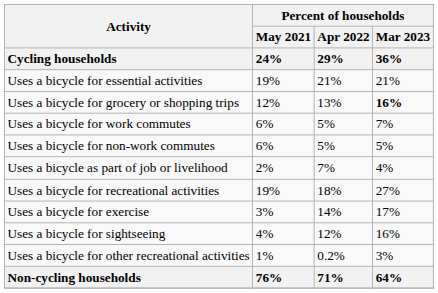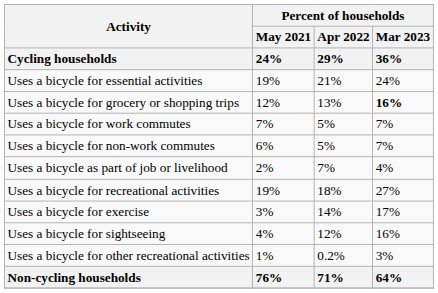(388, 81) 21% -> (388, 81) 24%
(265, 124) 6% -> (265, 124) 7%
(385, 146) 5% -> (385, 146) 7%
